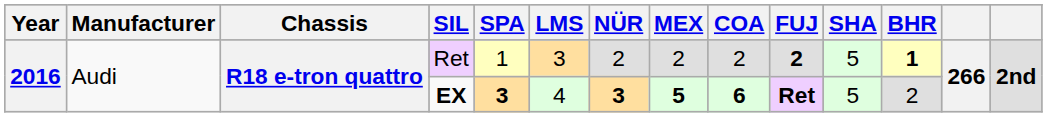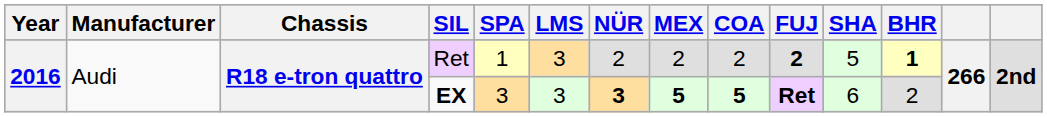(502, 94) bold -> (502, 94) normal
(559, 94) 4 -> (559, 94) 3
(739, 94) 6 -> (739, 94) 5
(853, 94) 5 -> (853, 94) 6
